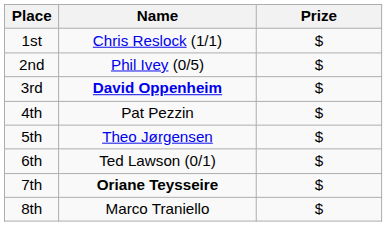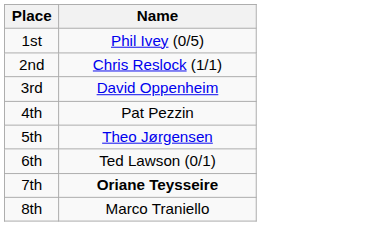- column: (319, 16)
(157, 40) Chris Reslock (1/1) -> (157, 40) Phil Ivey (0/5)
(157, 64) Phil Ivey (0/5) -> (157, 64) Chris Reslock (1/1)
(157, 88) bold -> (157, 88) normal
